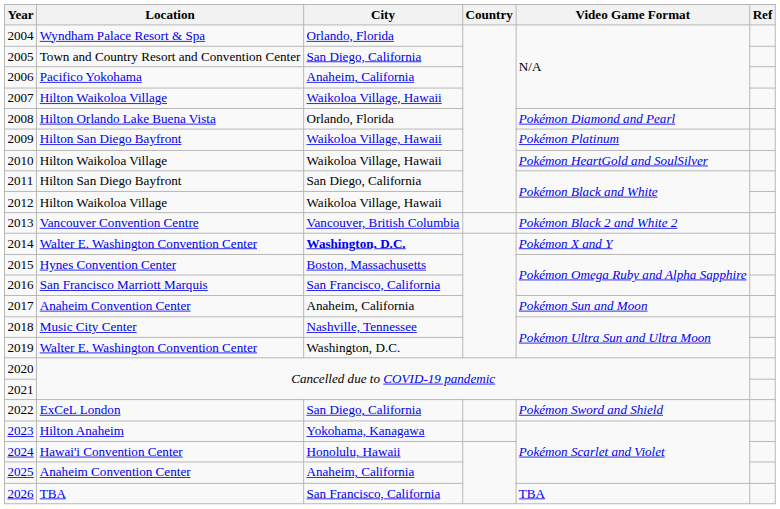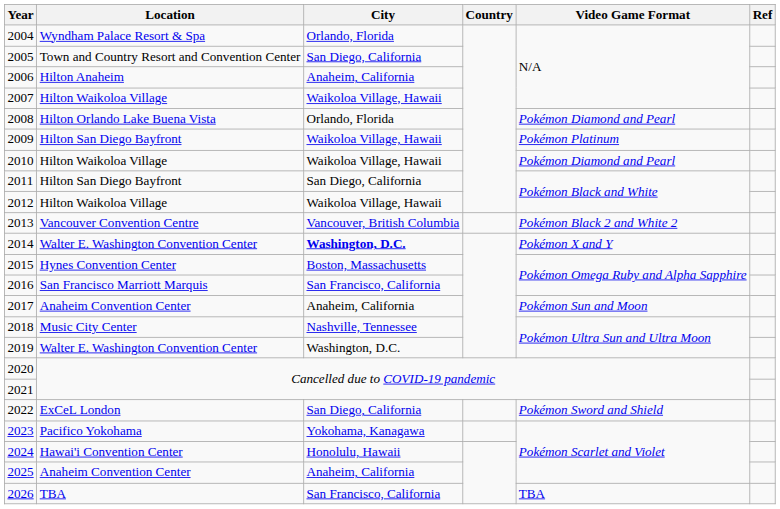(91, 77) Pacifico Yokohama -> (82, 77) Hilton Anaheim
(613, 160) Pokémon HeartGold and SoulSilver -> (597, 160) Pokémon Diamond and Pearl
(82, 431) Hilton Anaheim -> (91, 431) Pacifico Yokohama
